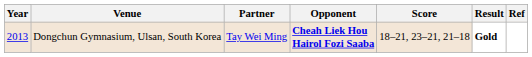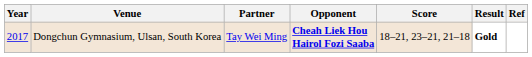(18, 37) 2013 -> (18, 37) 2017
